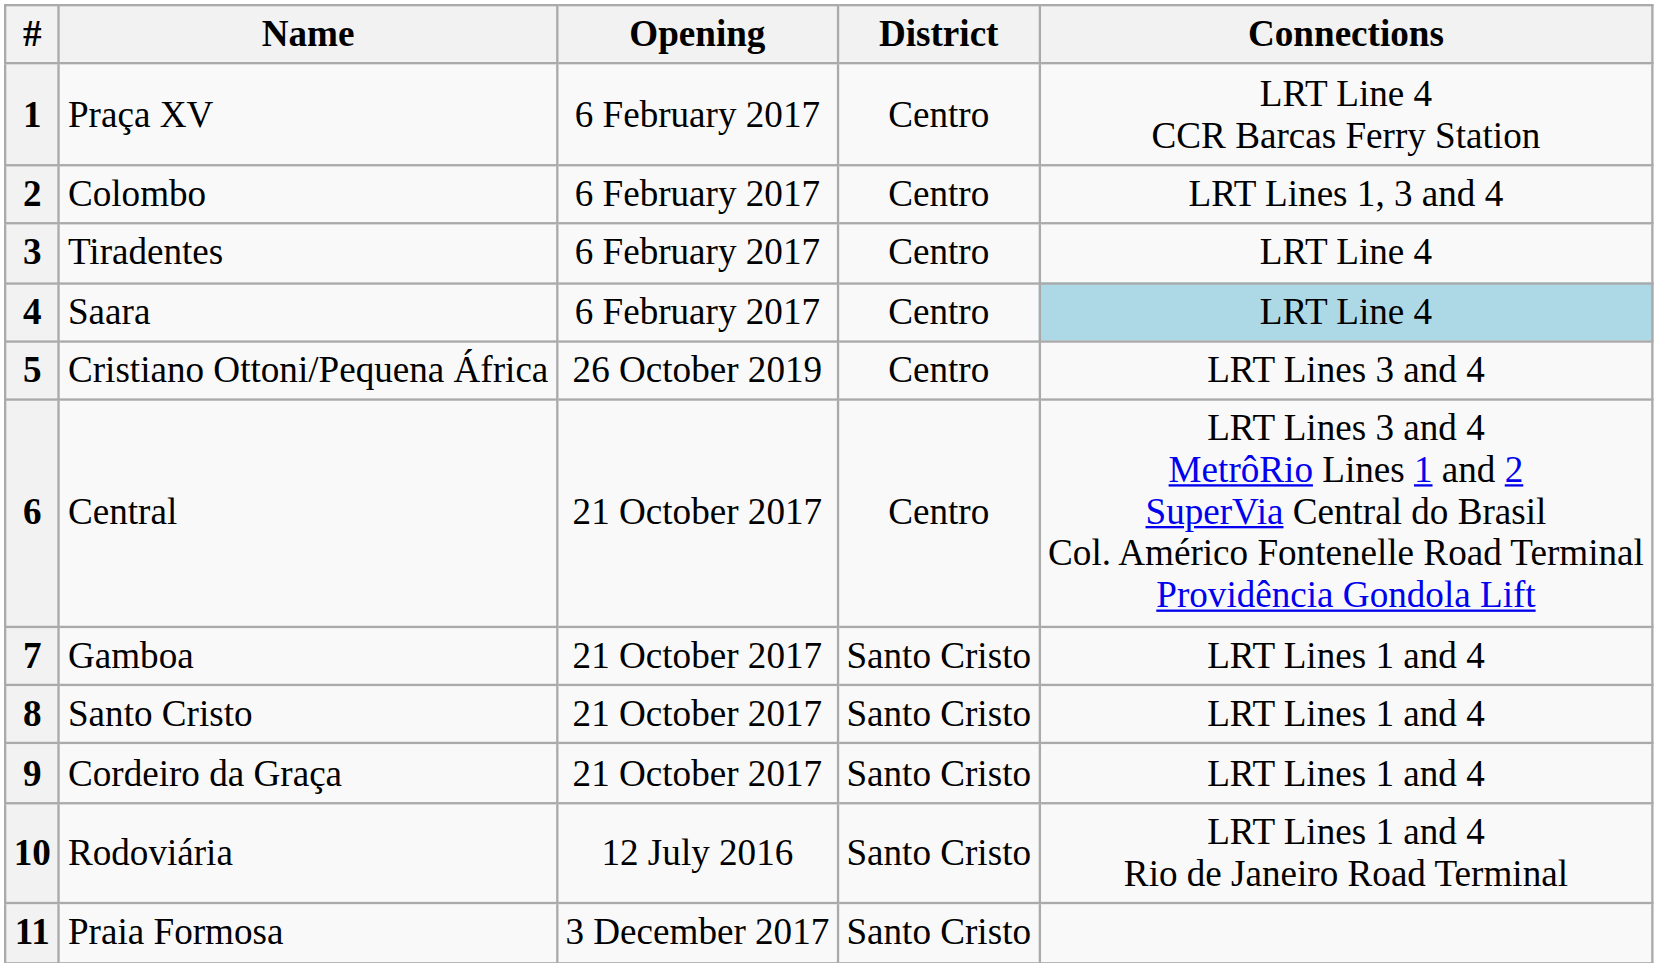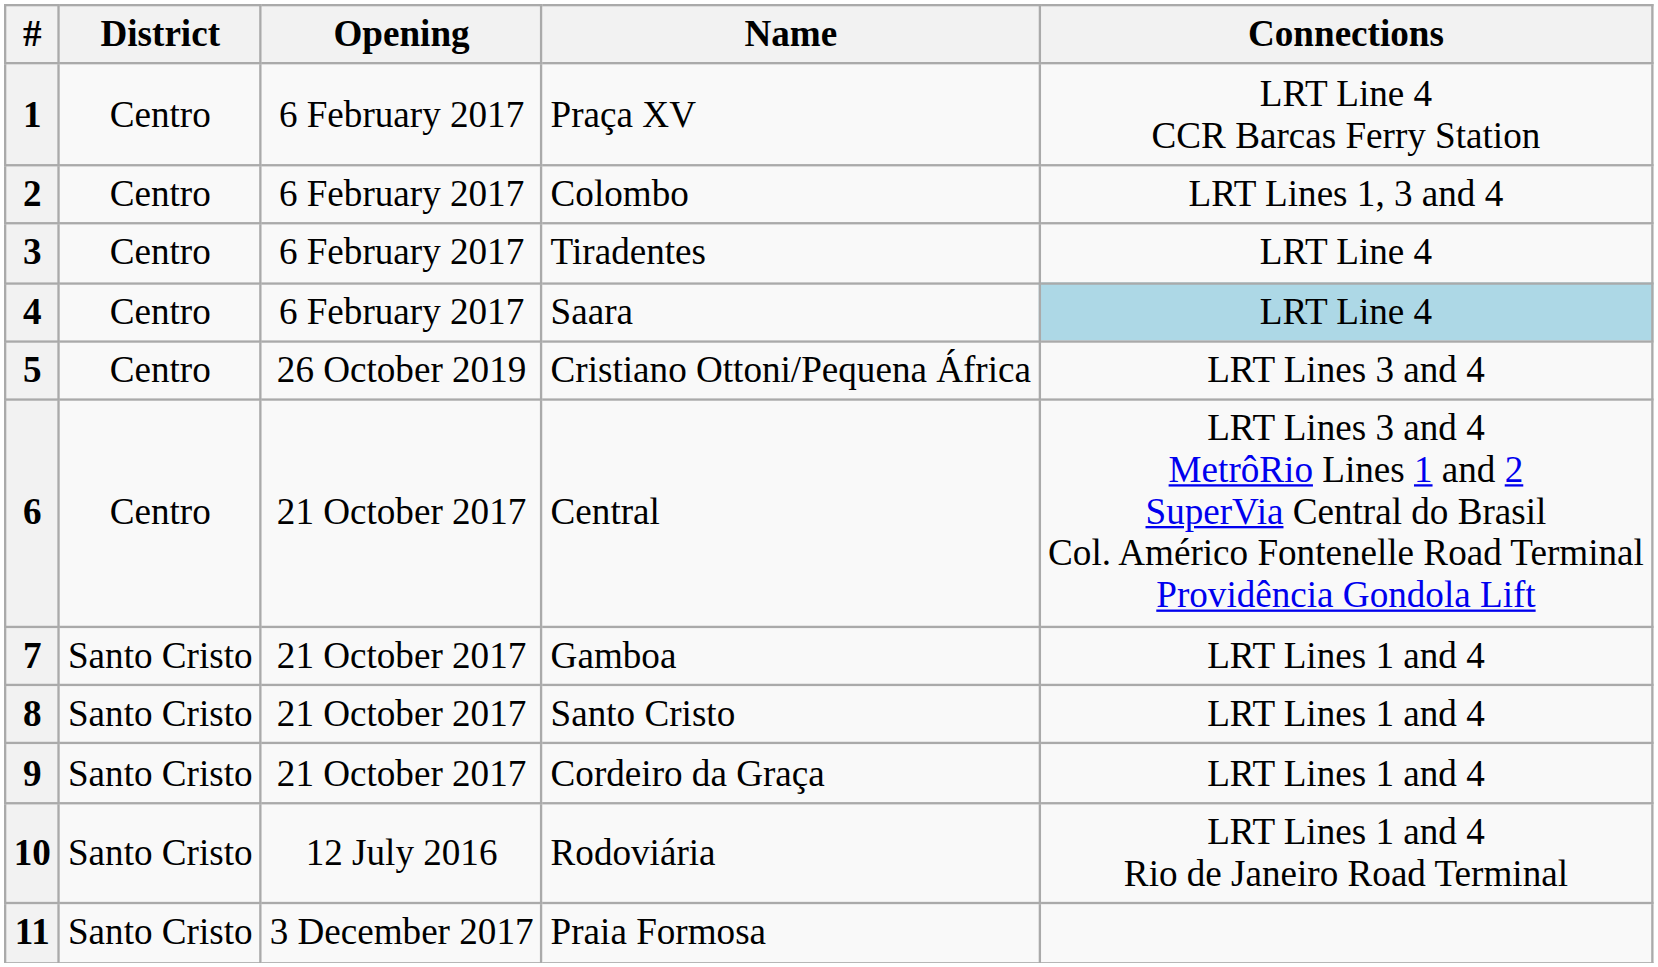columns swapped: (308, 33) <-> (939, 33)
